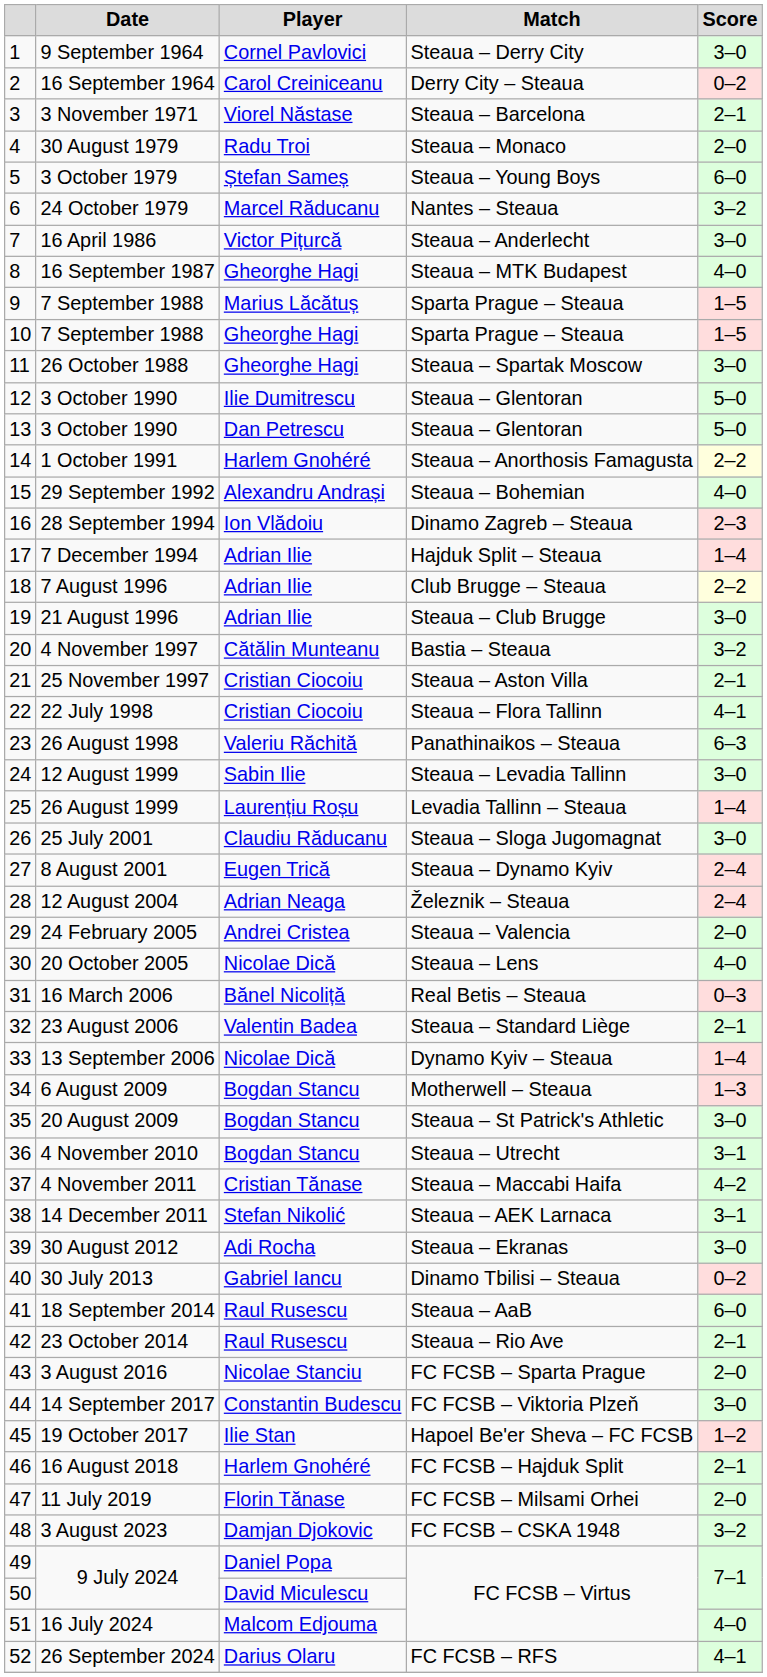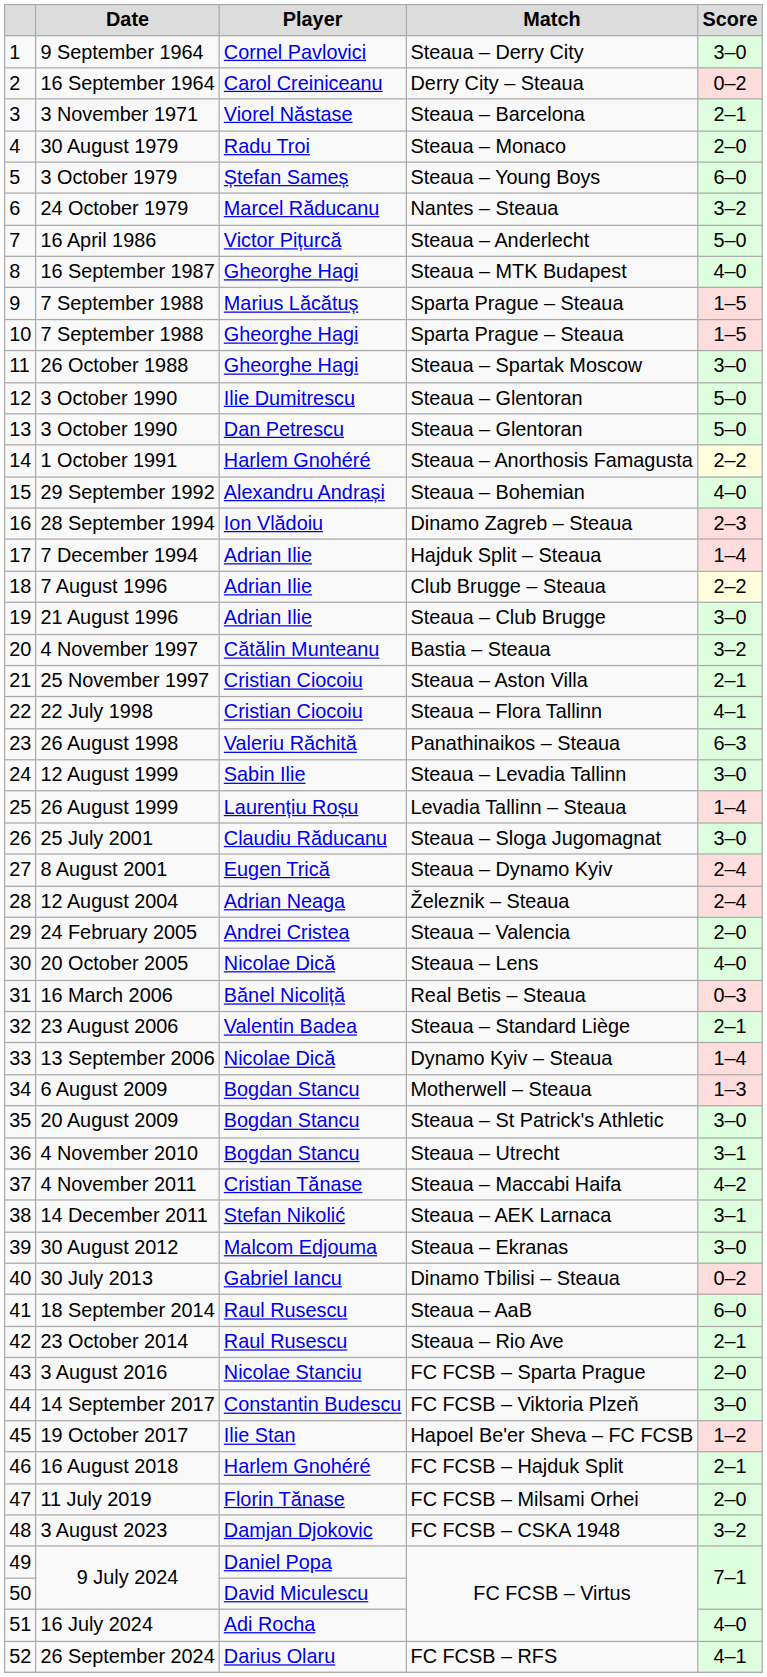(730, 240) 3–0 -> (730, 240) 5–0
(270, 1247) Adi Rocha -> (300, 1247) Malcom Edjouma
(300, 1624) Malcom Edjouma -> (270, 1624) Adi Rocha
